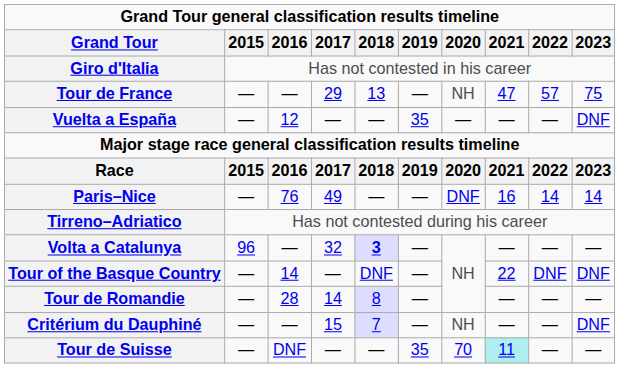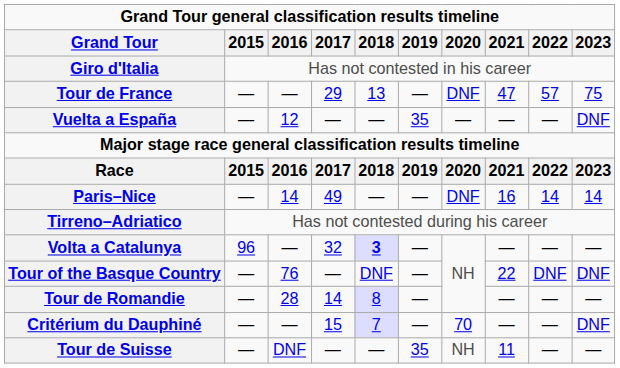(463, 94) NH -> (463, 94) DNF
(290, 196) 76 -> (290, 196) 14
(290, 273) 14 -> (290, 273) 76
(463, 324) NH -> (463, 324) 70
(463, 350) 70 -> (463, 350) NH
(507, 350) paleturquoise background -> (507, 350) no background
